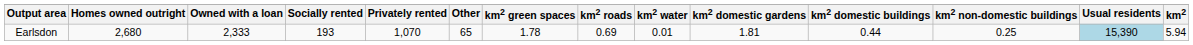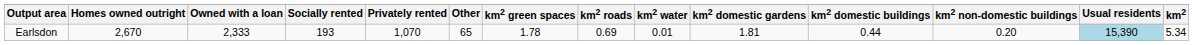(128, 32) 2,680 -> (128, 32) 2,670
(1006, 32) 0.25 -> (1006, 32) 0.20
(1176, 32) 5.94 -> (1176, 32) 5.34
